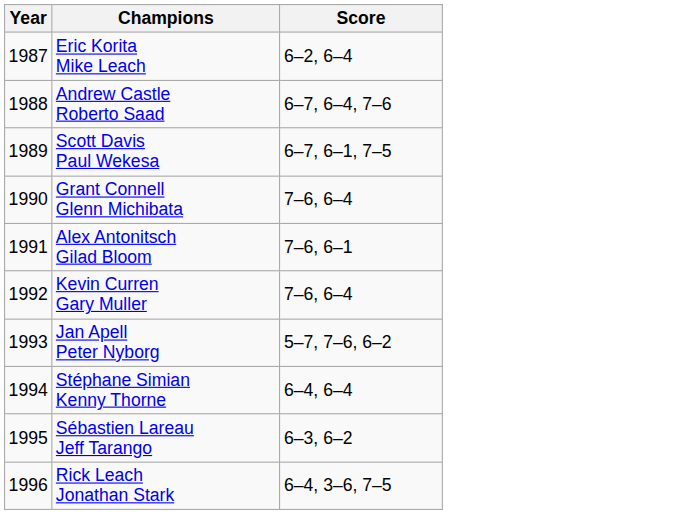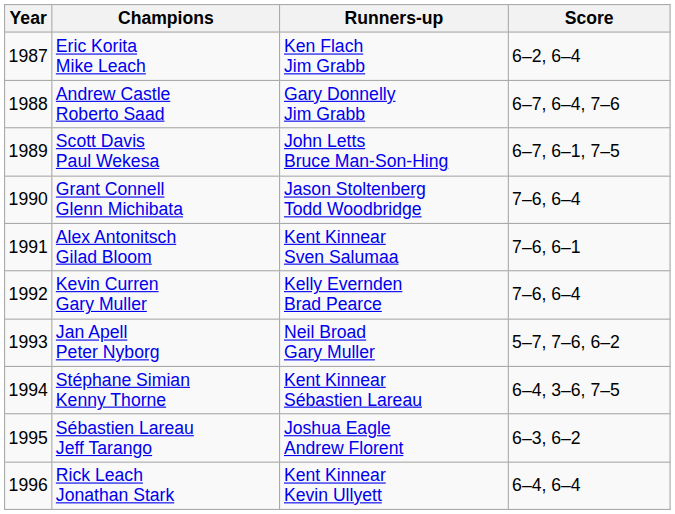+ column: (394, 18)
(318, 390) 6–4, 6–4 -> (566, 390) 6–4, 3–6, 7–5
(338, 485) 6–4, 3–6, 7–5 -> (546, 485) 6–4, 6–4
